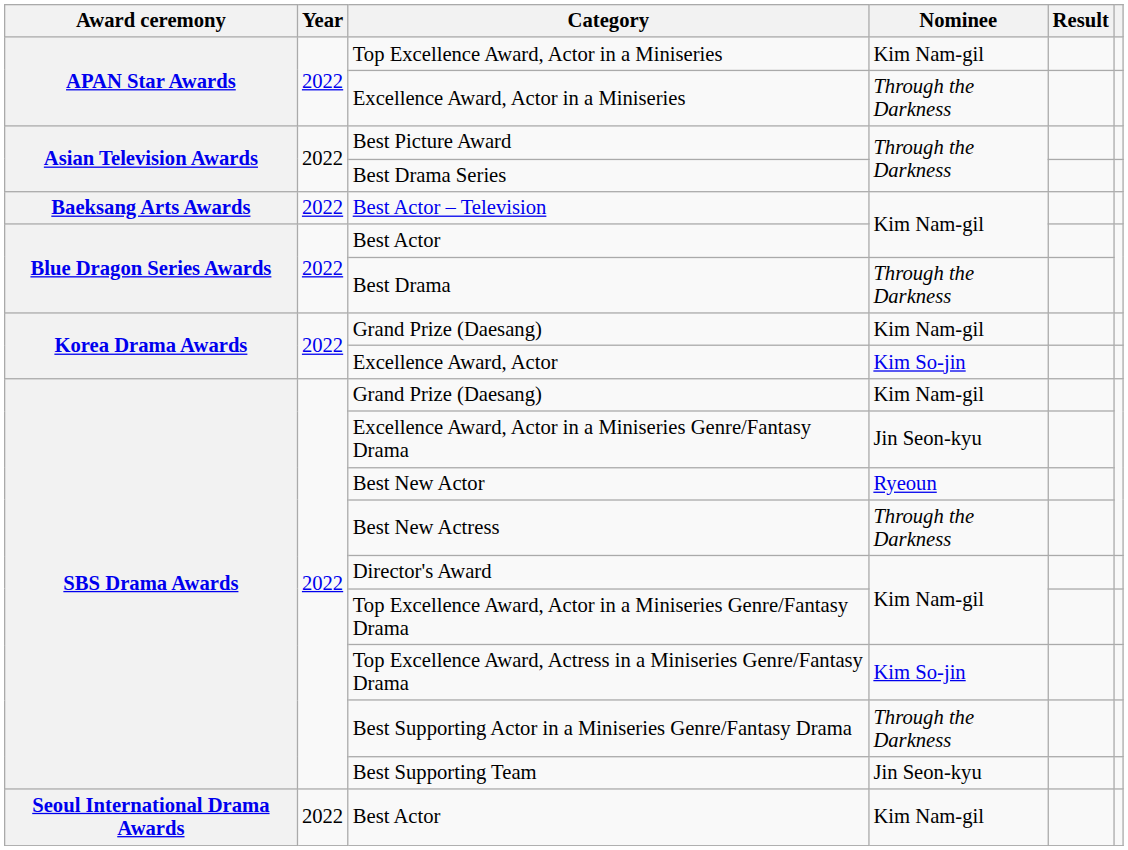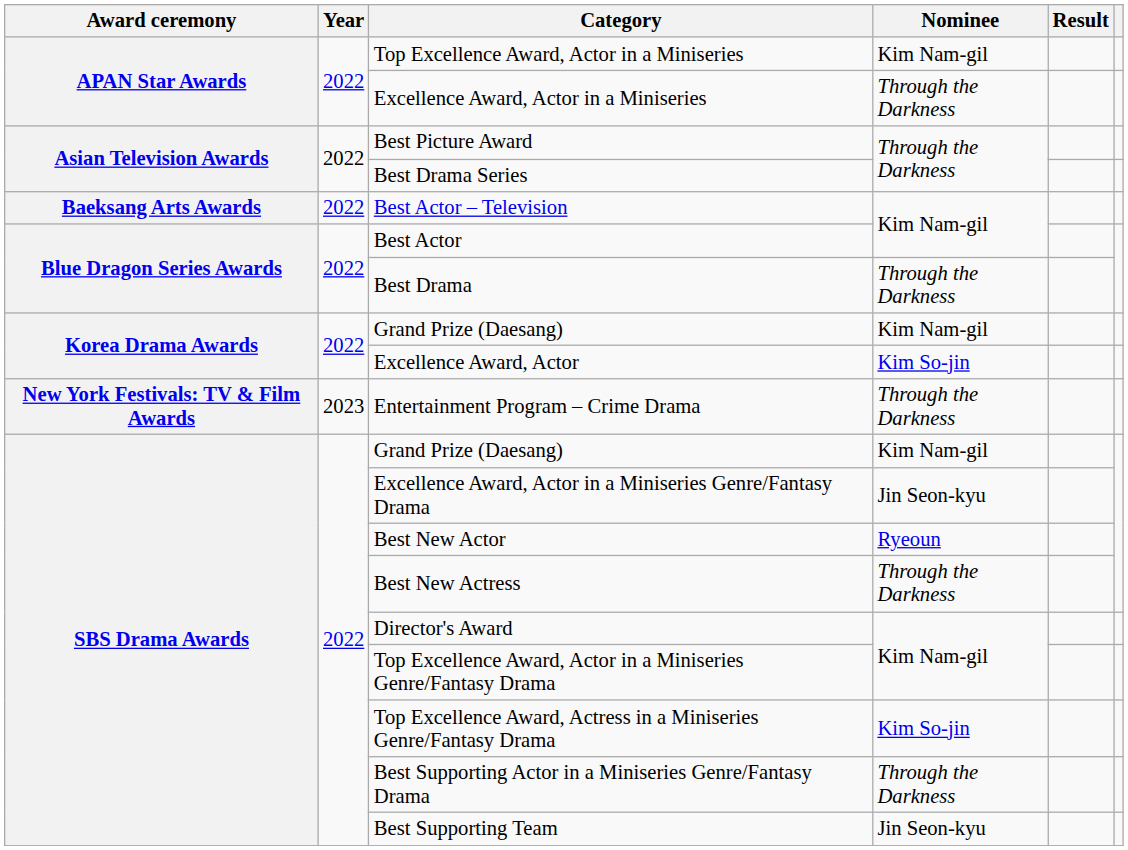+ row: (161, 406)
- row: (151, 816)
